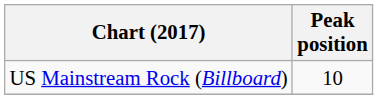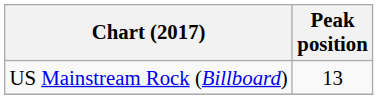(333, 77) 10 -> (333, 77) 13
